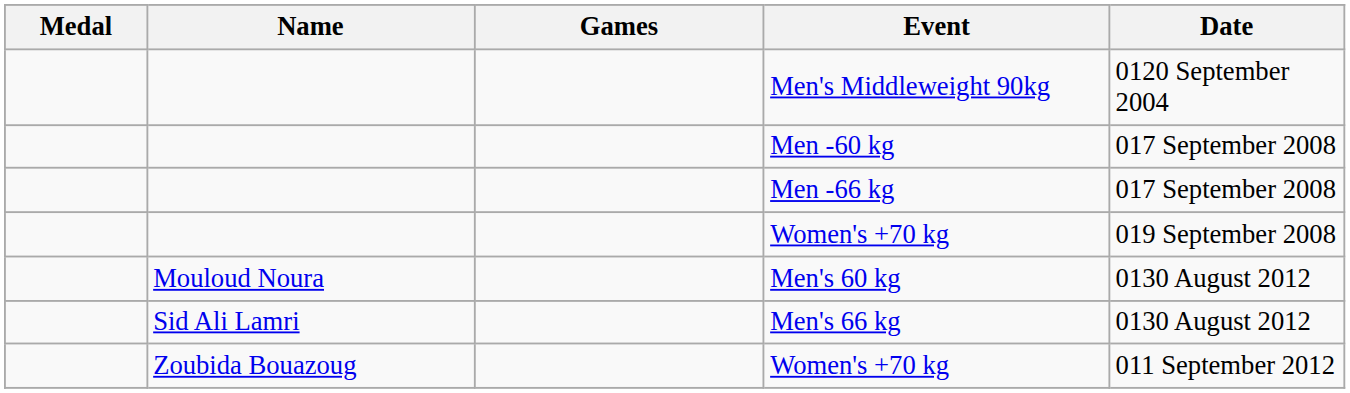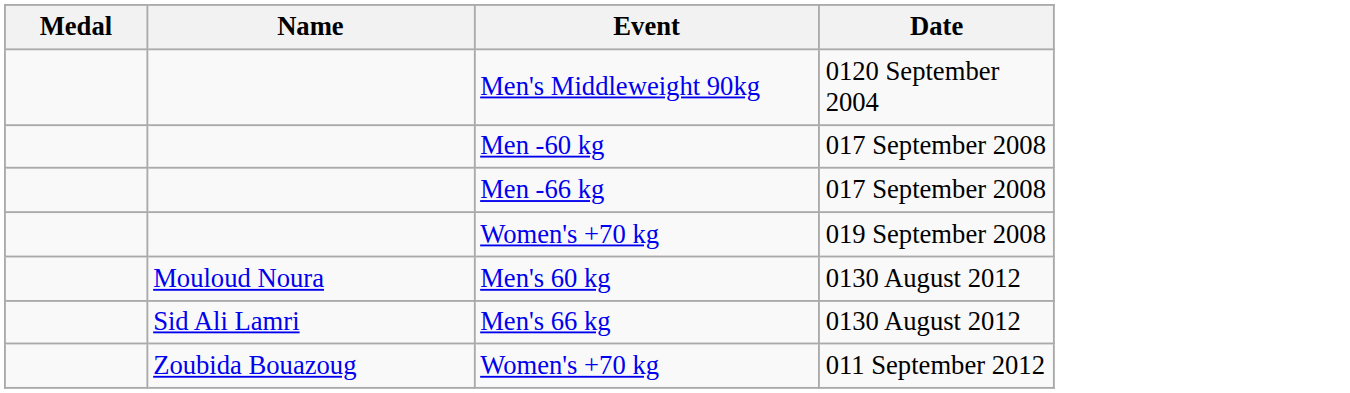- column: (619, 26)
